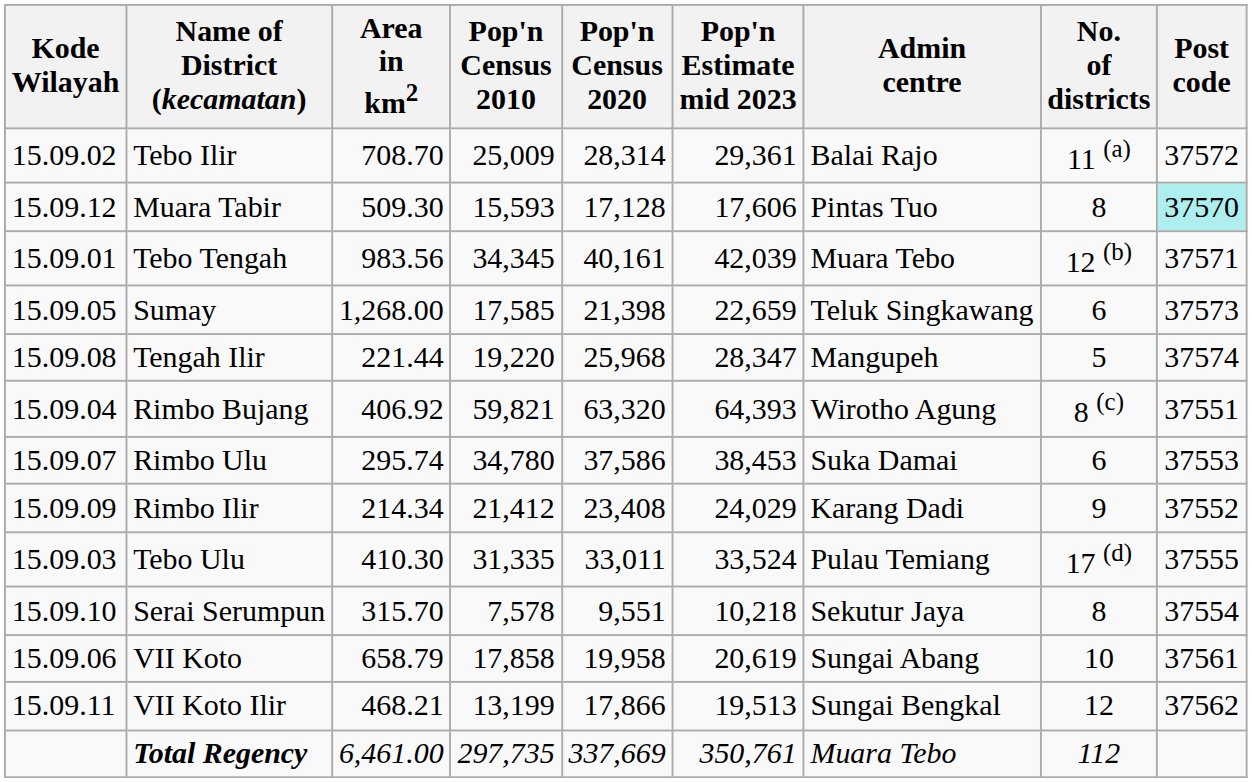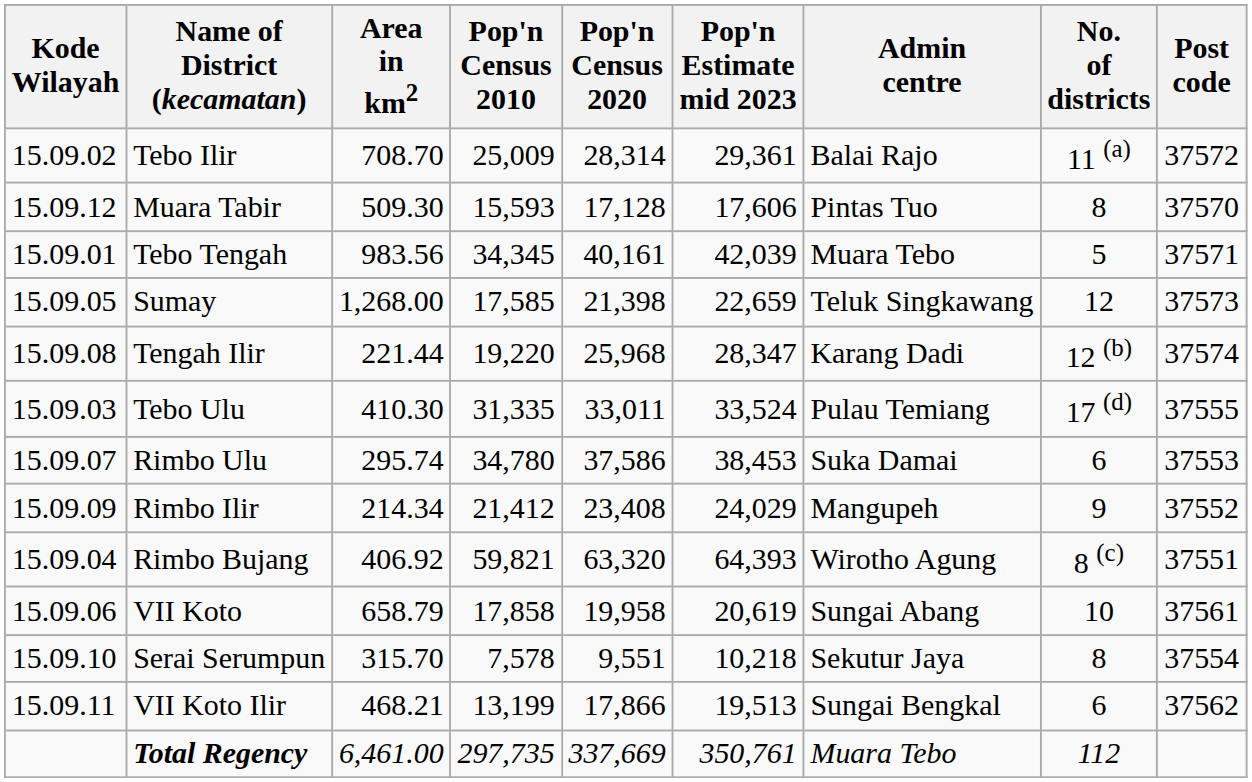(1202, 206) paleturquoise background -> (1202, 206) no background
(1099, 258) 12 (b) -> (1099, 254) 5
(1099, 309) 6 -> (1099, 301) 12
(874, 357) Mangupeh -> (887, 353) Karang Dadi
(1099, 357) 5 -> (1099, 353) 12 (b)
rows swapped: (221, 408) <-> (189, 559)
(887, 507) Karang Dadi -> (874, 507) Mangupeh
rows swapped: (188, 657) <-> (229, 610)
(1099, 705) 12 -> (1099, 705) 6
